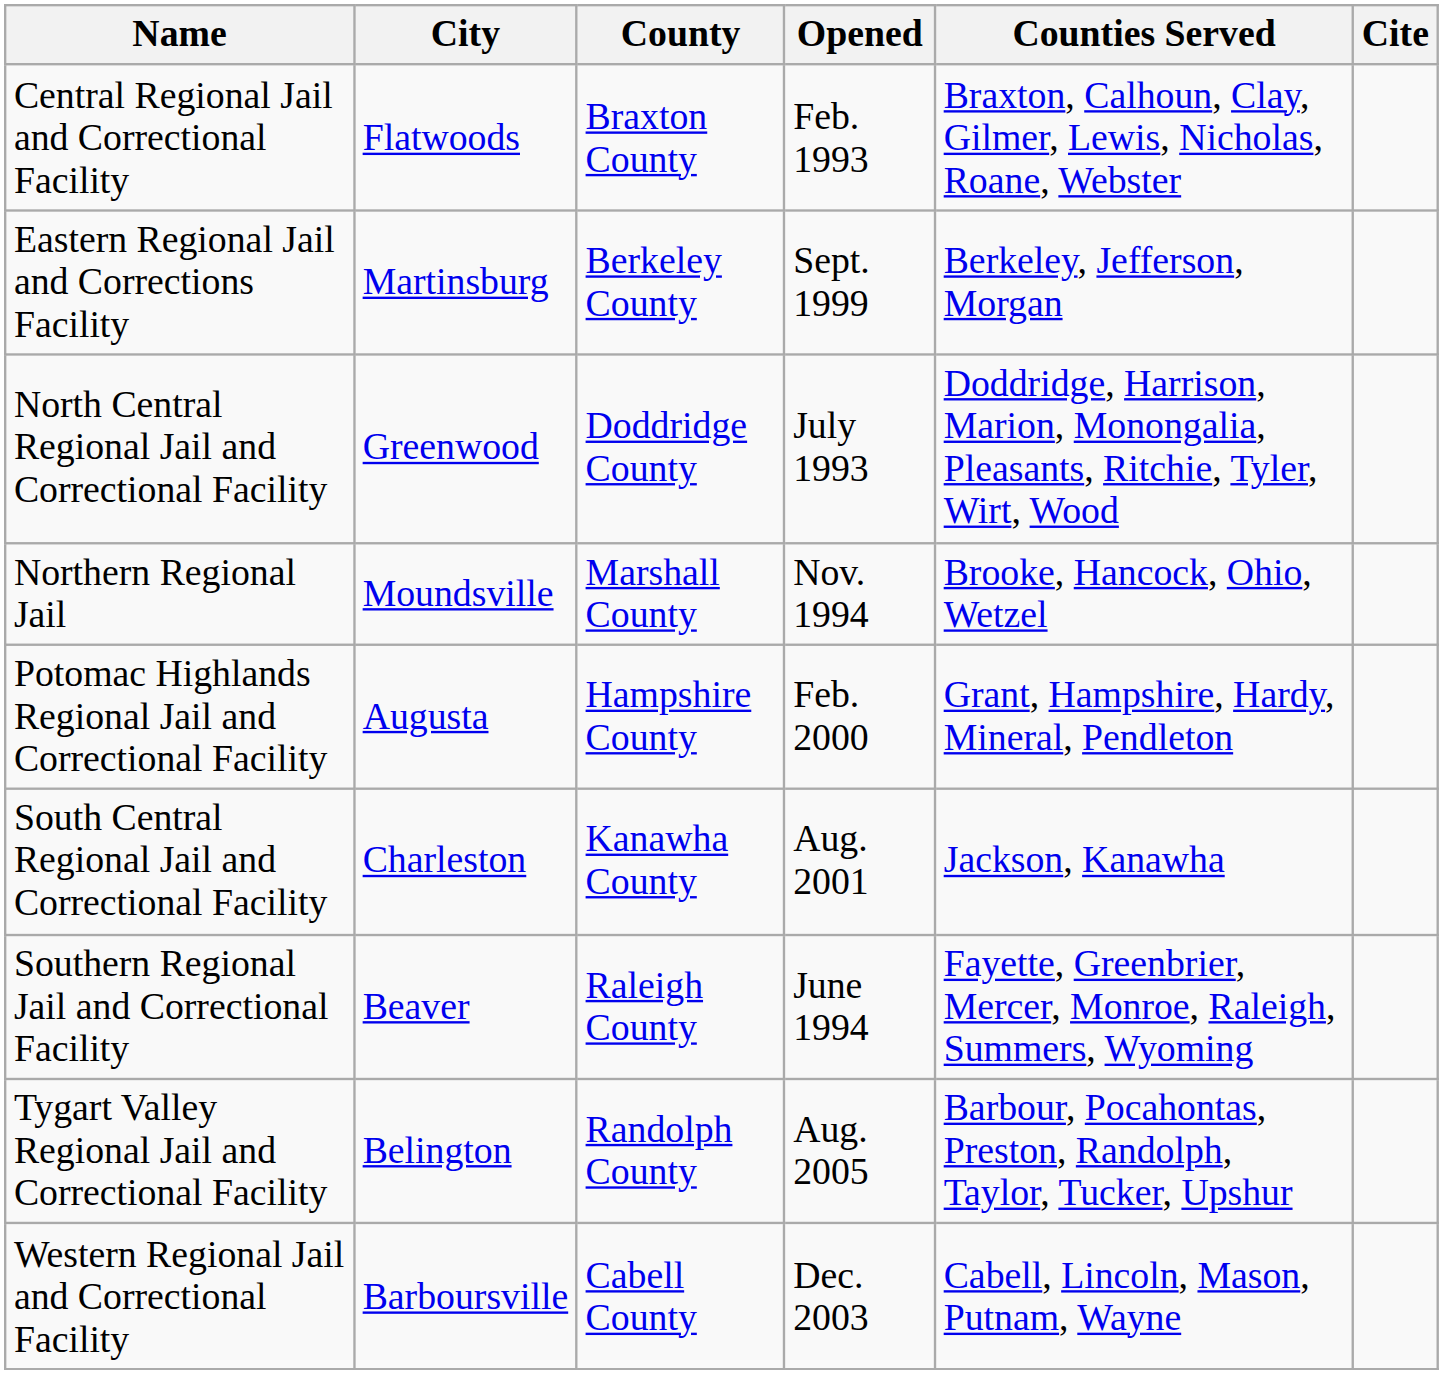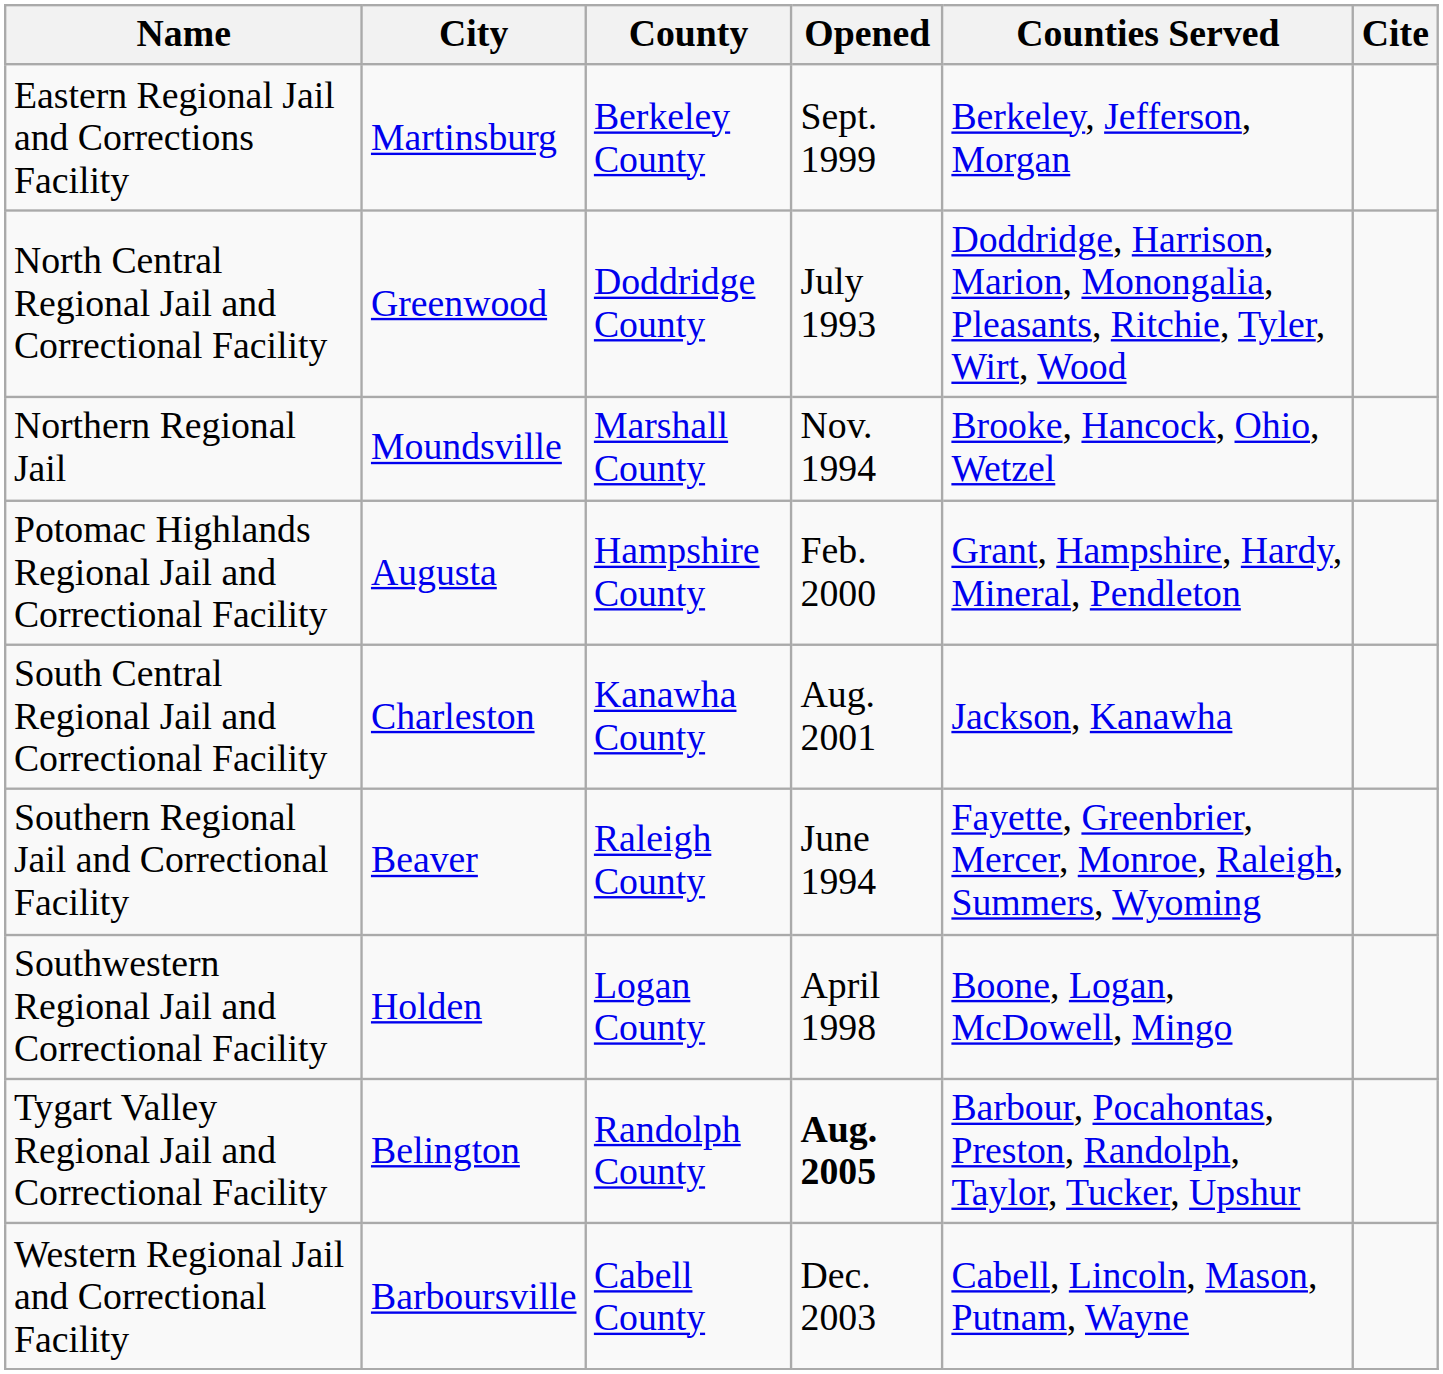- row: (173, 136)
+ row: (171, 1005)
(831, 1150) normal -> (839, 1150) bold
